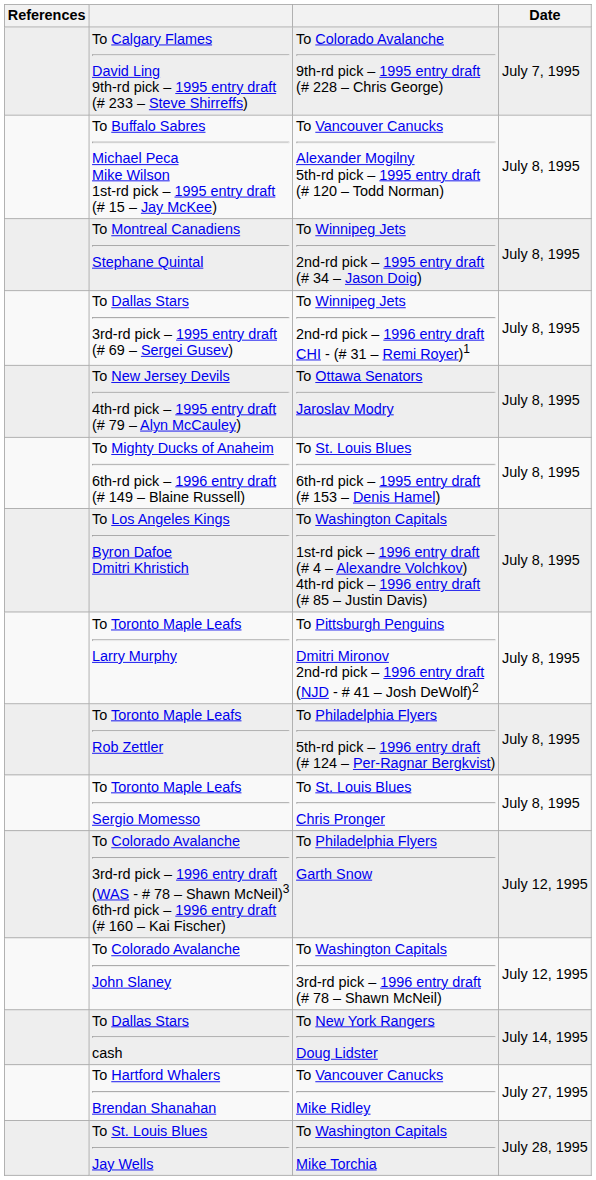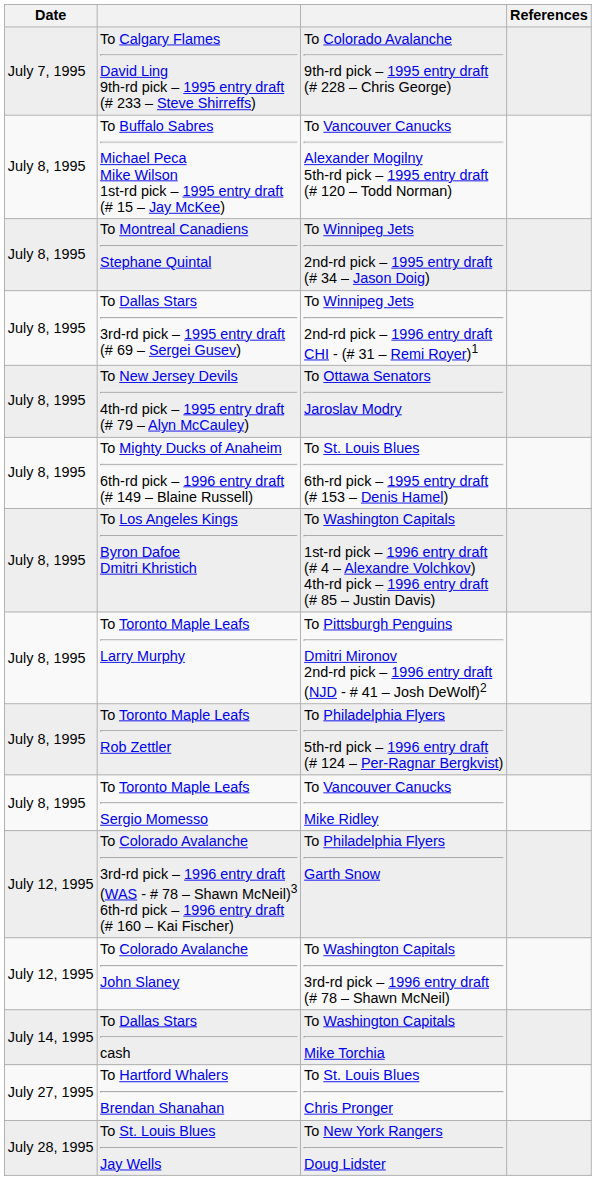columns swapped: (545, 15) <-> (47, 15)
(396, 802) To St. Louis Blues Chris Pronger -> (404, 802) To Vancouver Canucks Mike Ridley
(396, 1037) To New York Rangers Doug Lidster -> (404, 1037) To Washington Capitals Mike Torchia
(396, 1092) To Vancouver Canucks Mike Ridley -> (404, 1092) To St. Louis Blues Chris Pronger
(396, 1147) To Washington Capitals Mike Torchia -> (404, 1147) To New York Rangers Doug Lidster
